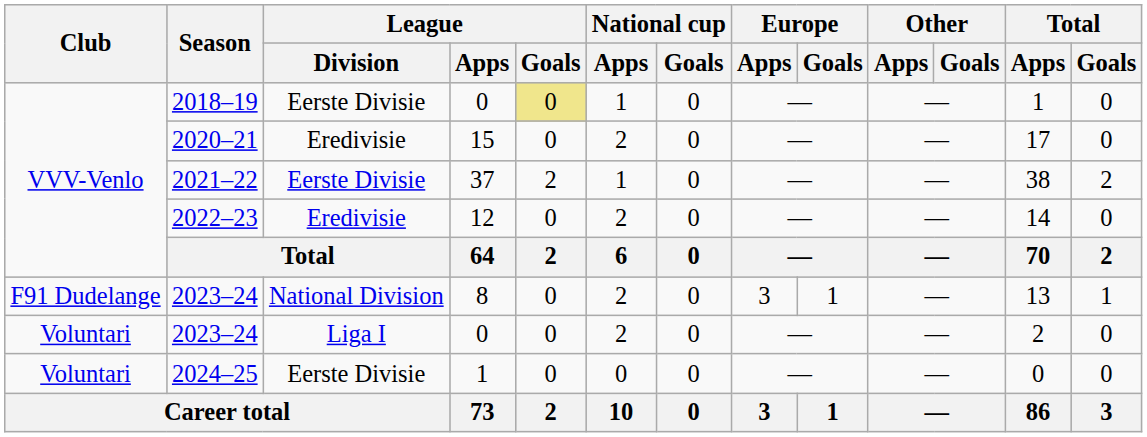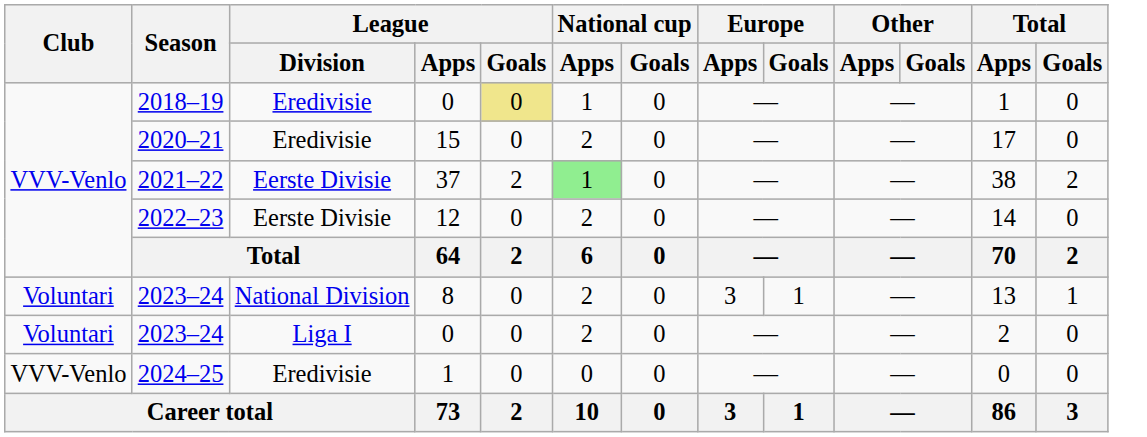(356, 101) Eerste Divisie -> (322, 101) Eredivisie
(621, 179) no background -> (587, 179) lightgreen background
(356, 218) Eredivisie -> (322, 218) Eerste Divisie
(86, 295) F91 Dudelange -> (68, 295) Voluntari
(86, 373) Voluntari -> (68, 373) VVV-Venlo
(356, 373) Eerste Divisie -> (322, 373) Eredivisie
